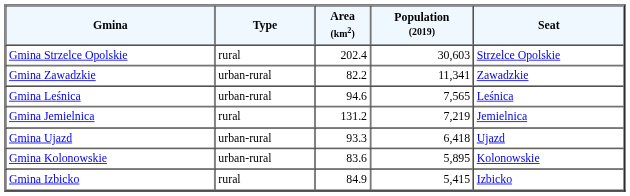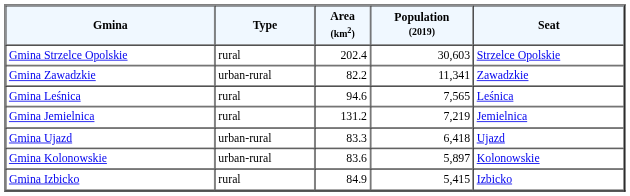(245, 96) urban-rural -> (230, 96) rural
(357, 137) 93.3 -> (357, 137) 83.3
(457, 158) 5,895 -> (457, 158) 5,897
